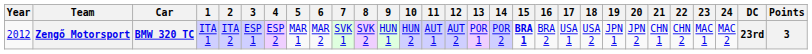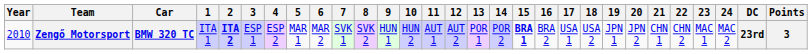(19, 35) 2012 -> (19, 35) 2010
(230, 35) normal -> (230, 35) bold
